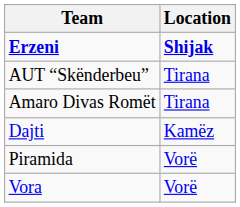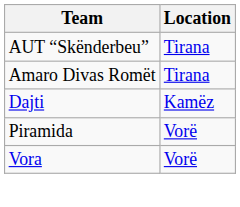- row: (34, 46)
